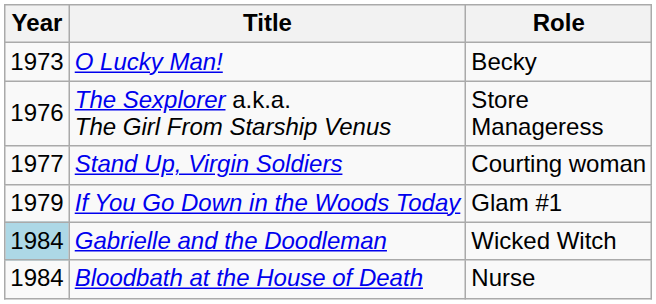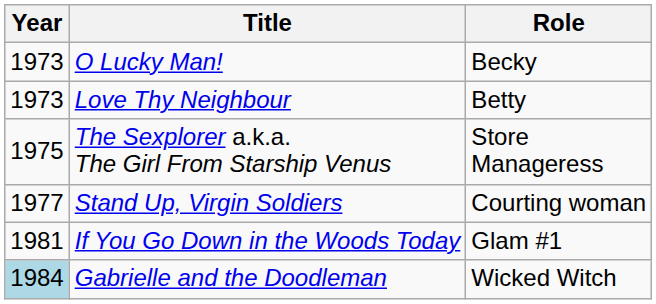+ row: (183, 99)
(37, 113) 1976 -> (37, 151) 1975
(37, 202) 1979 -> (37, 240) 1981
- row: (249, 278)
